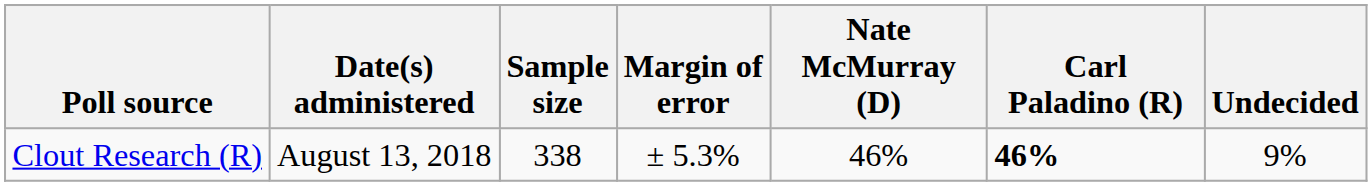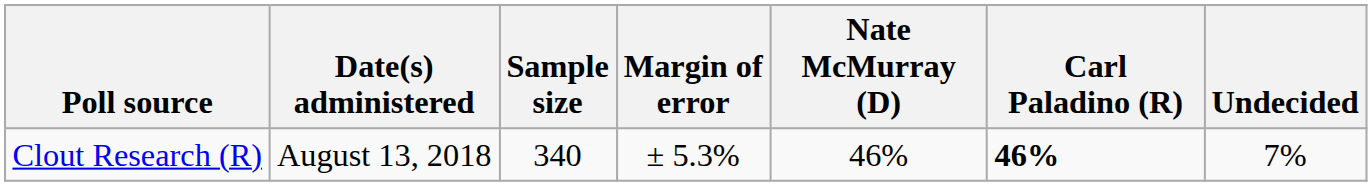(558, 154) 338 -> (558, 154) 340
(1285, 154) 9% -> (1285, 154) 7%
